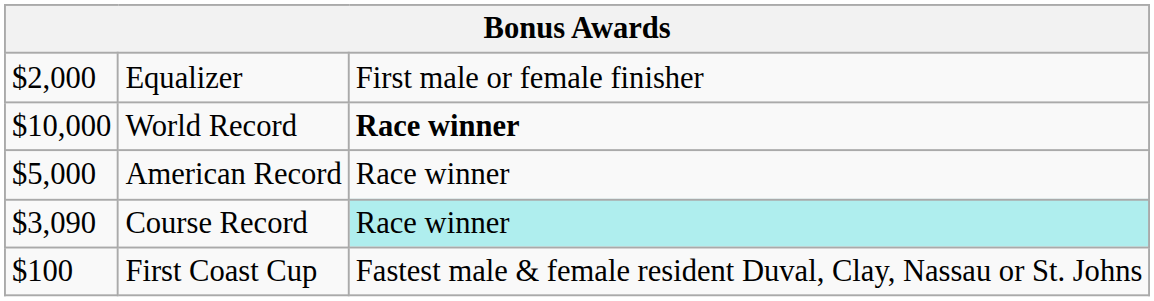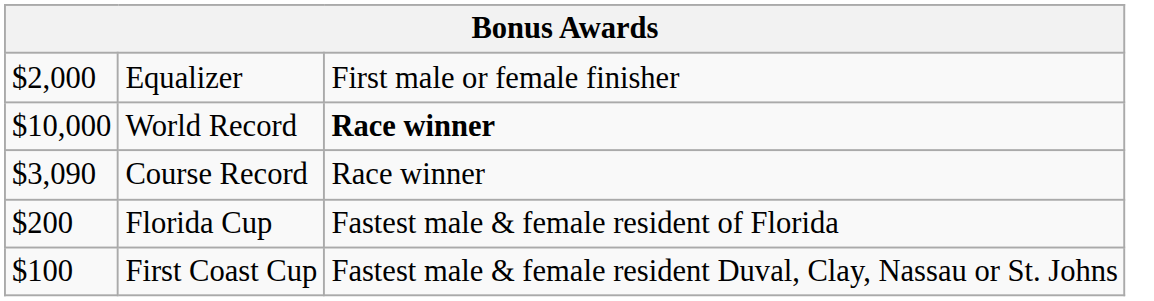- row: (234, 174)
(433, 222) paleturquoise background -> (408, 174) no background
+ row: (199, 222)
